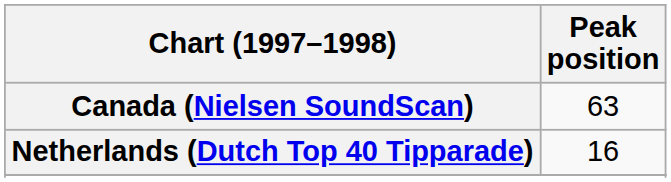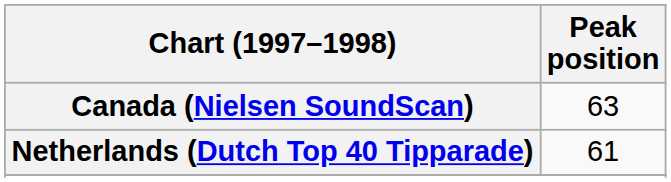(603, 151) 16 -> (603, 151) 61
